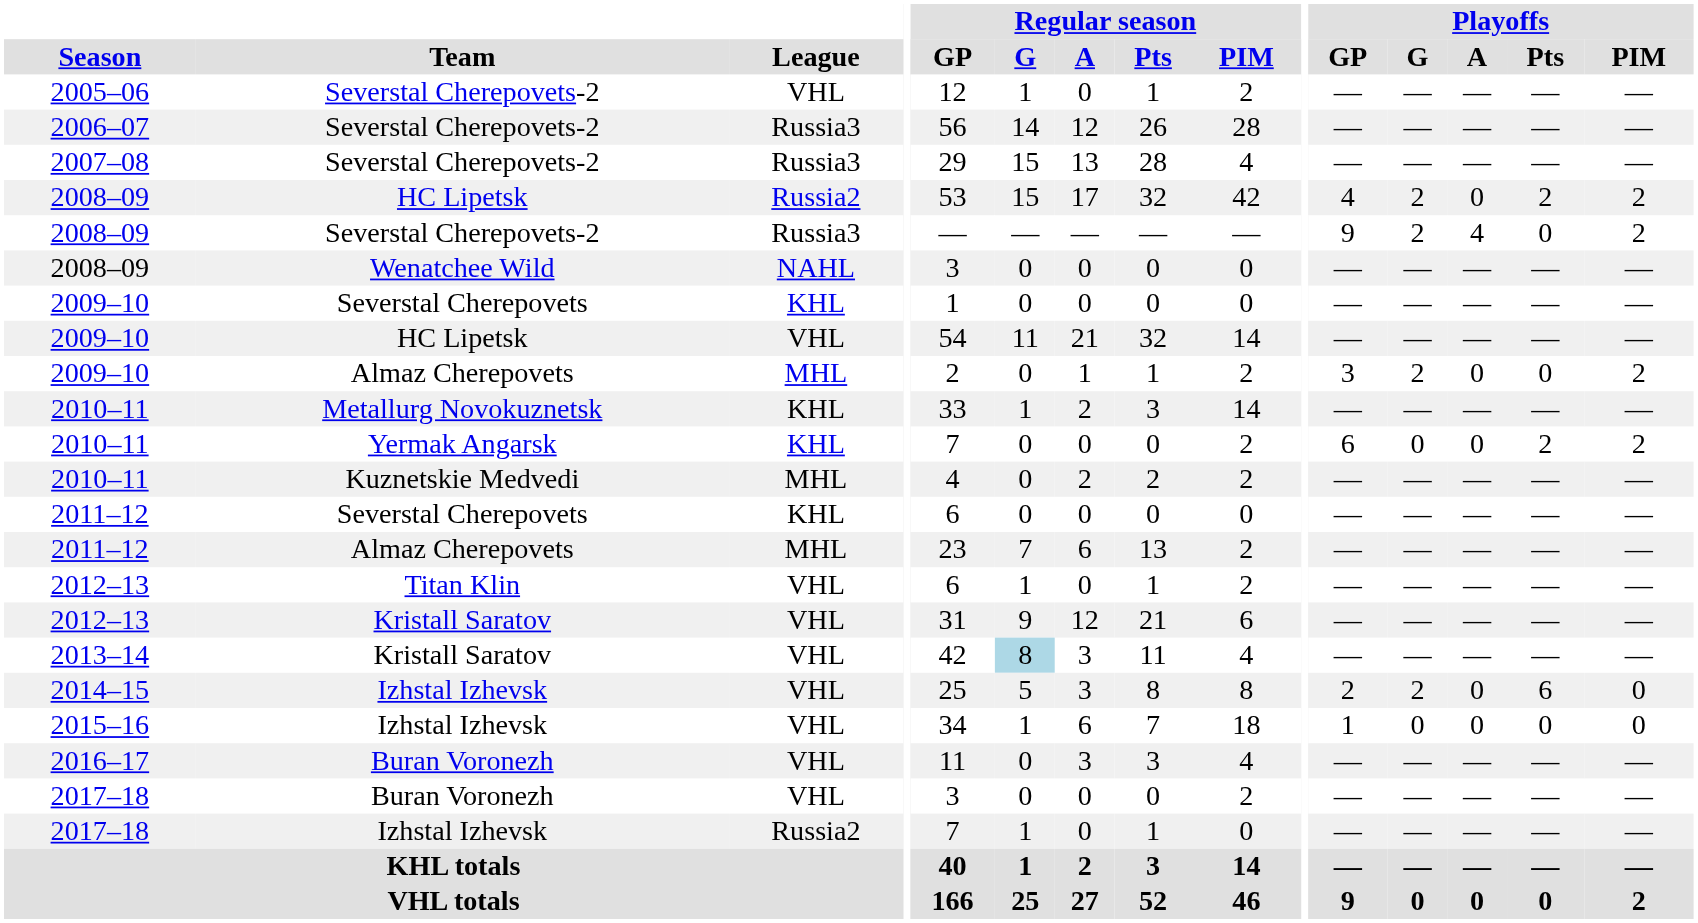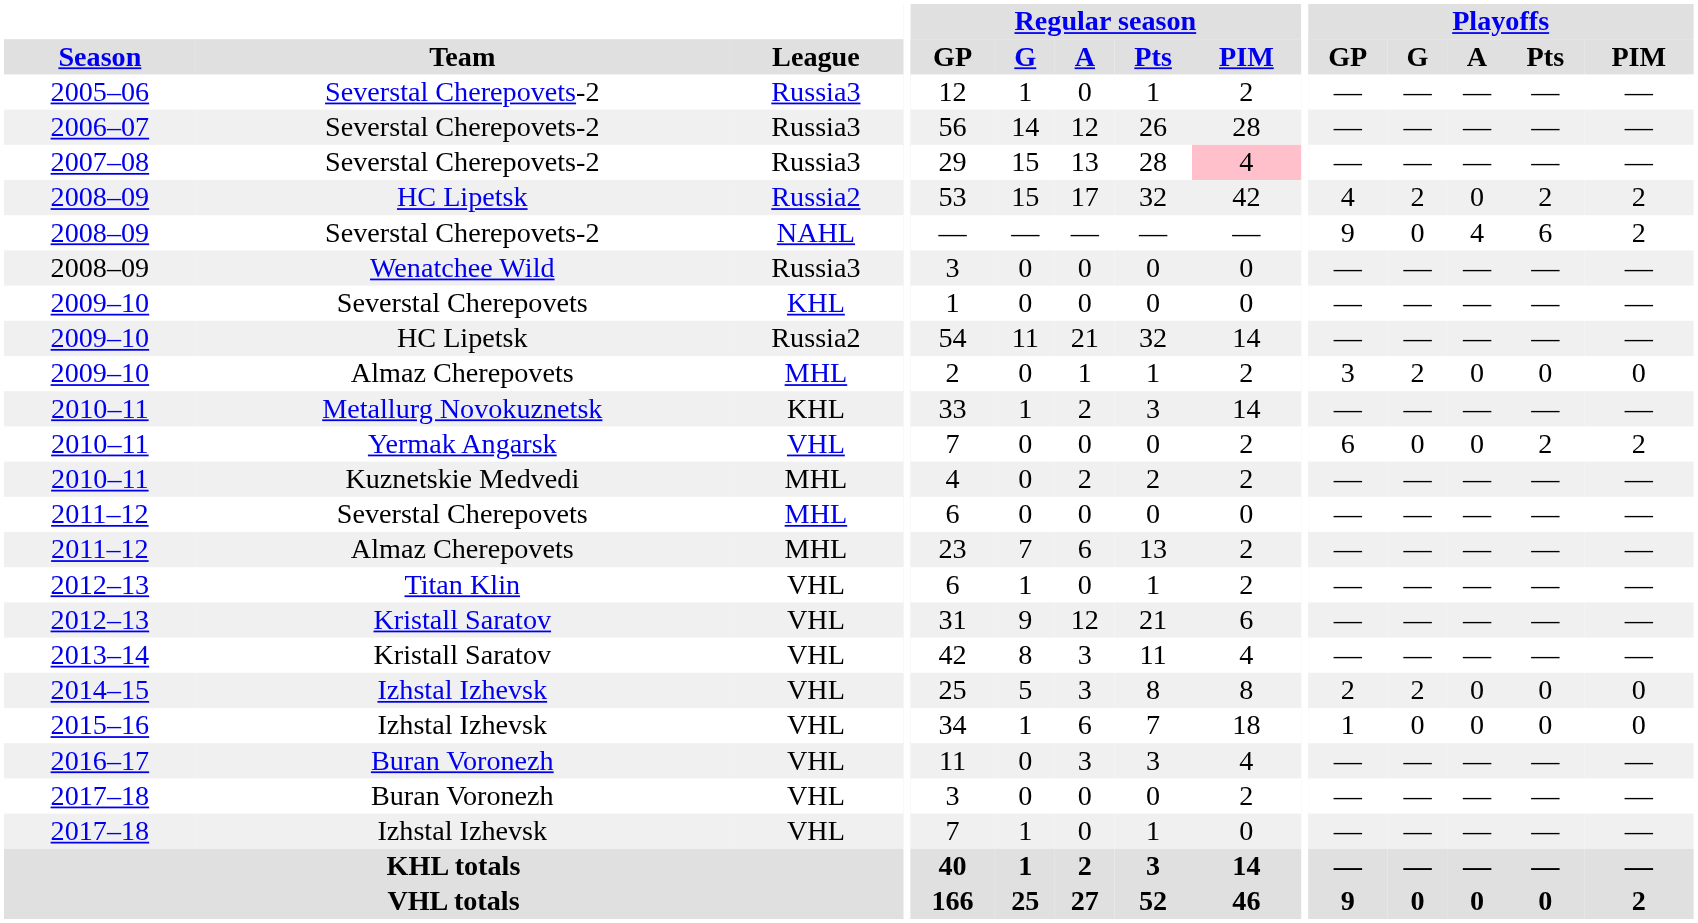(816, 91) VHL -> (816, 91) Russia3
(1246, 162) no background -> (1246, 162) pink background
(816, 232) Russia3 -> (816, 232) NAHL
(1418, 232) 2 -> (1418, 232) 0
(1545, 232) 0 -> (1545, 232) 6
(816, 267) NAHL -> (816, 267) Russia3
(816, 338) VHL -> (816, 338) Russia2
(1639, 373) 2 -> (1639, 373) 0
(816, 443) KHL -> (816, 443) VHL
(816, 514) KHL -> (816, 514) MHL
(1025, 654) lightblue background -> (1025, 654) no background
(1545, 690) 6 -> (1545, 690) 0
(816, 830) Russia2 -> (816, 830) VHL
